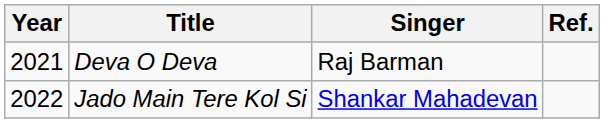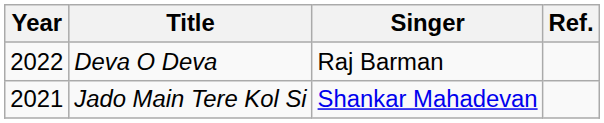(37, 61) 2021 -> (37, 61) 2022
(37, 99) 2022 -> (37, 99) 2021
